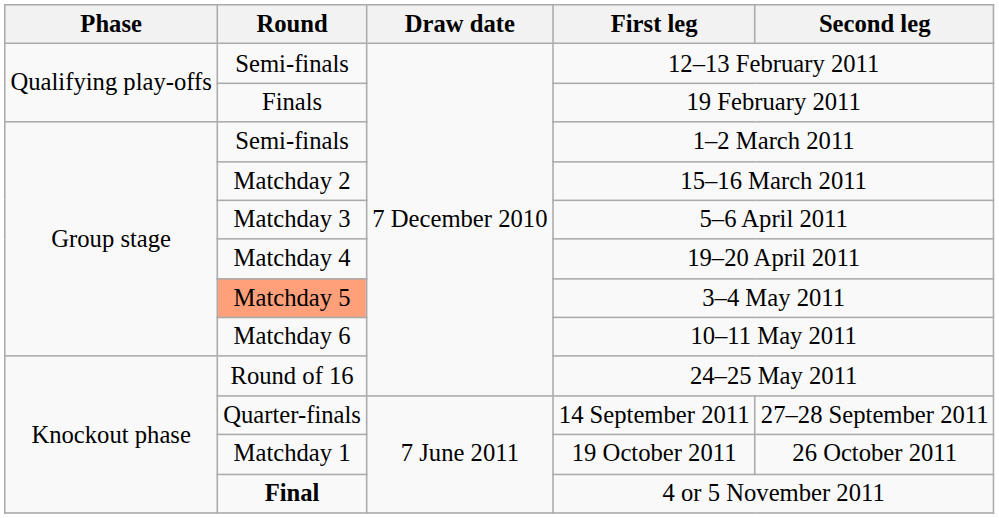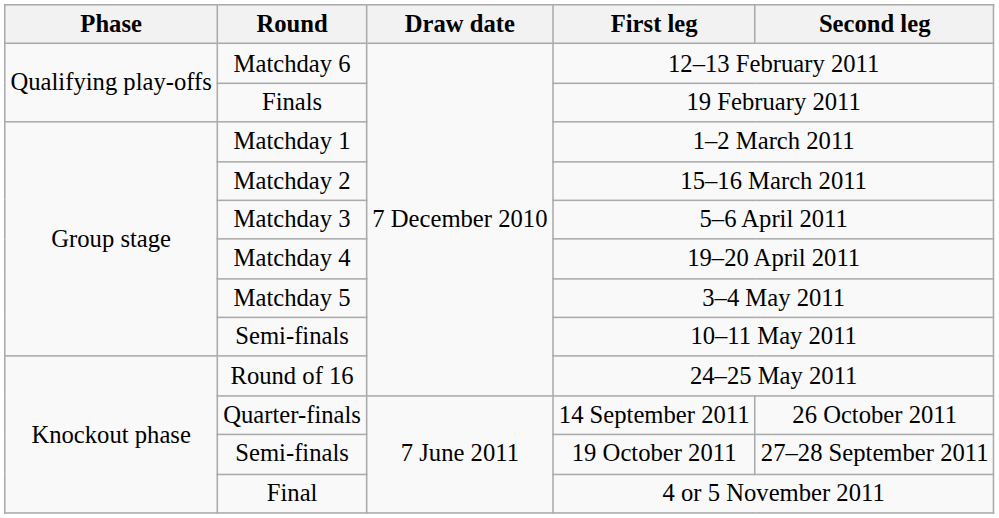(292, 63) Semi-finals -> (292, 63) Matchday 6
(292, 141) Semi-finals -> (292, 141) Matchday 1
(292, 297) lightsalmon background -> (292, 297) no background
(292, 336) Matchday 6 -> (292, 336) Semi-finals
(875, 414) 27–28 September 2011 -> (875, 414) 26 October 2011
(292, 453) Matchday 1 -> (292, 453) Semi-finals
(875, 453) 26 October 2011 -> (875, 453) 27–28 September 2011
(292, 492) bold -> (292, 492) normal
